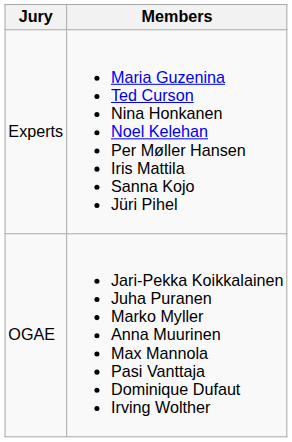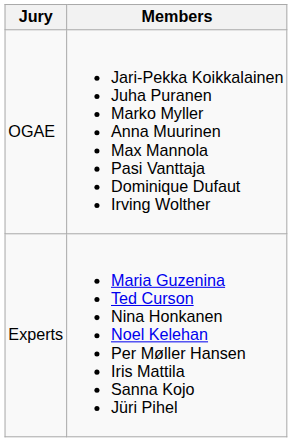rows swapped: (36, 131) <-> (32, 335)
